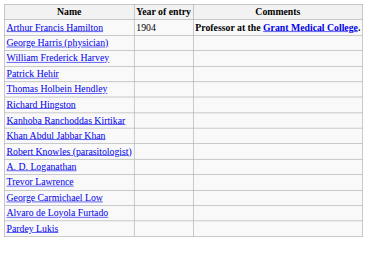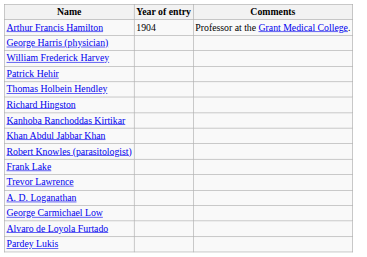(278, 27) bold -> (273, 27) normal
+ row: (29, 167)
rows swapped: (40, 182) <-> (42, 167)
